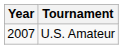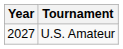(21, 34) 2007 -> (21, 34) 2027
